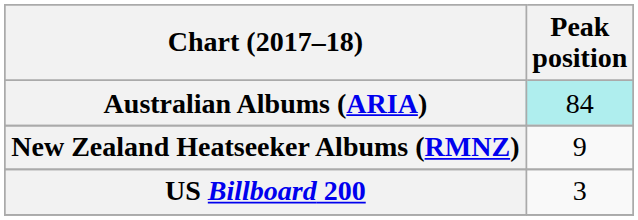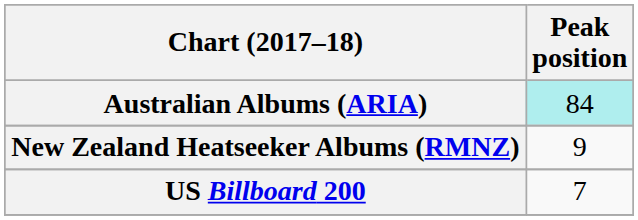(580, 191) 3 -> (580, 191) 7
